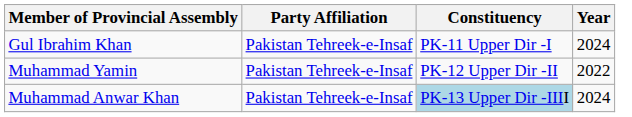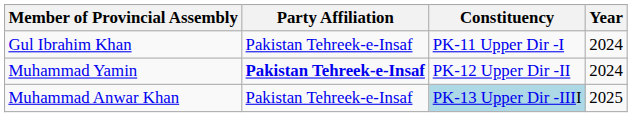(329, 71) normal -> (335, 71) bold
(594, 71) 2022 -> (606, 71) 2024
(594, 97) 2024 -> (606, 97) 2025
